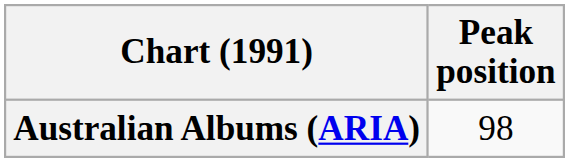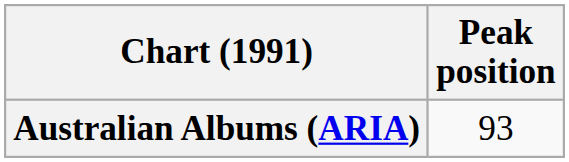(496, 127) 98 -> (496, 127) 93
